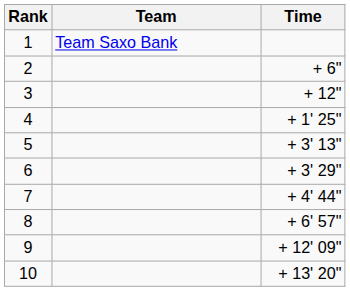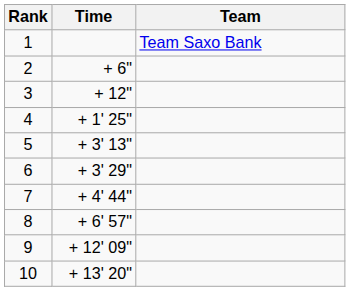columns swapped: (156, 17) <-> (303, 17)
